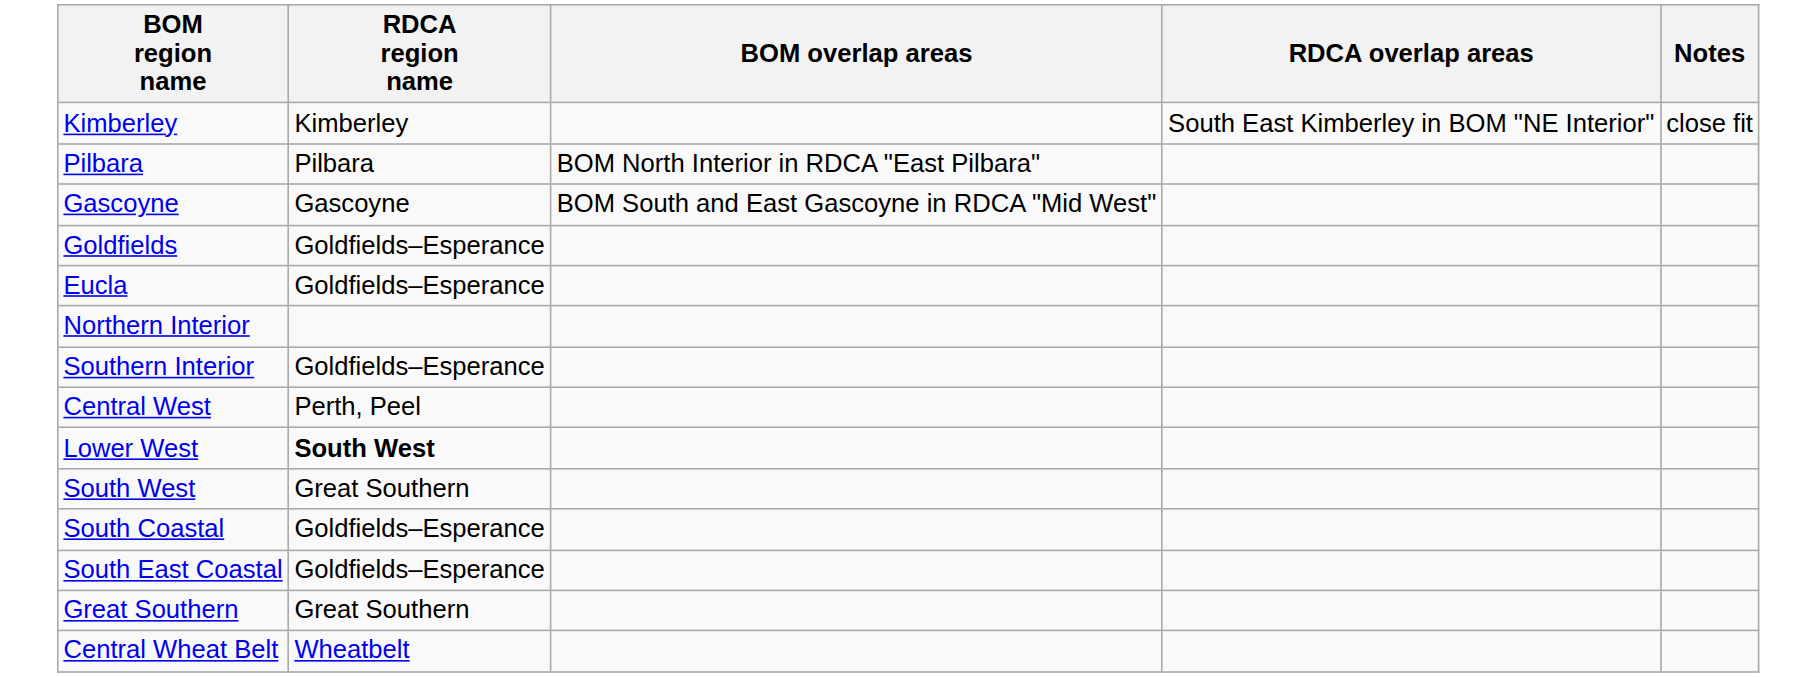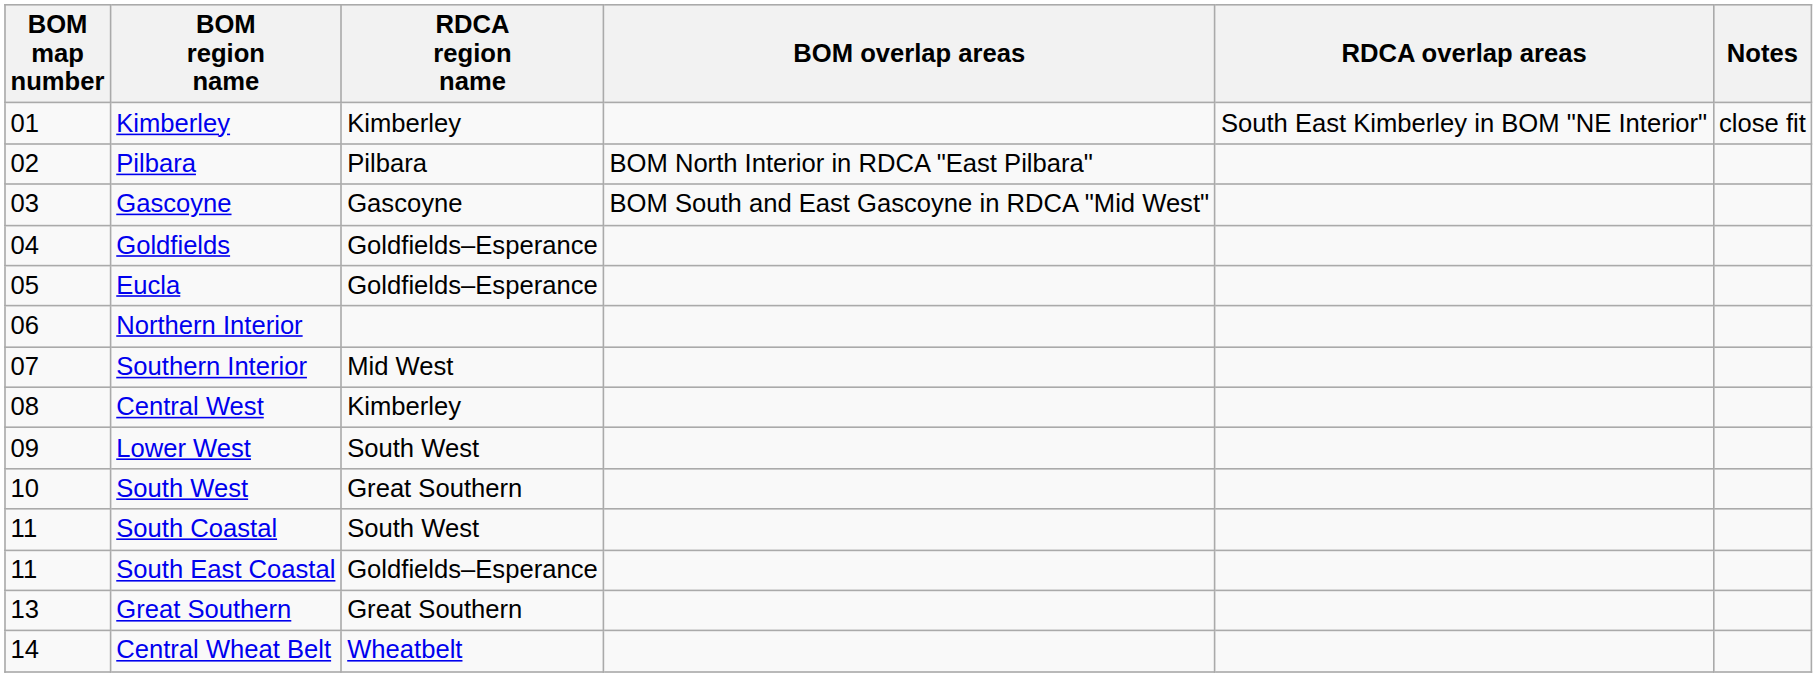+ column: (58, 53)
(420, 366) Goldfields–Esperance -> (400, 366) Mid West
(358, 407) Perth, Peel -> (404, 407) Kimberley
(365, 447) bold -> (413, 447) normal
(420, 529) Goldfields–Esperance -> (413, 529) South West
